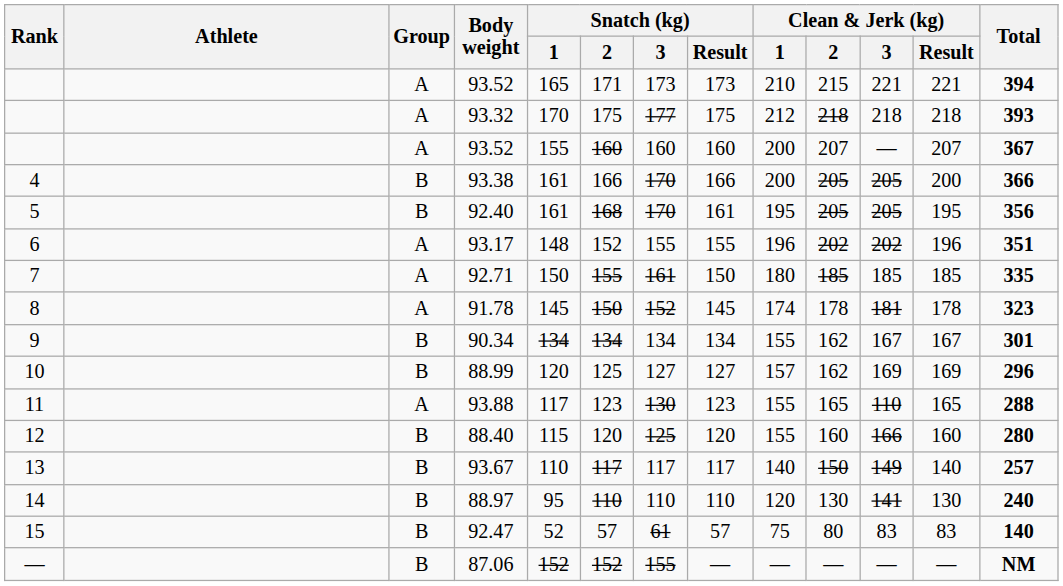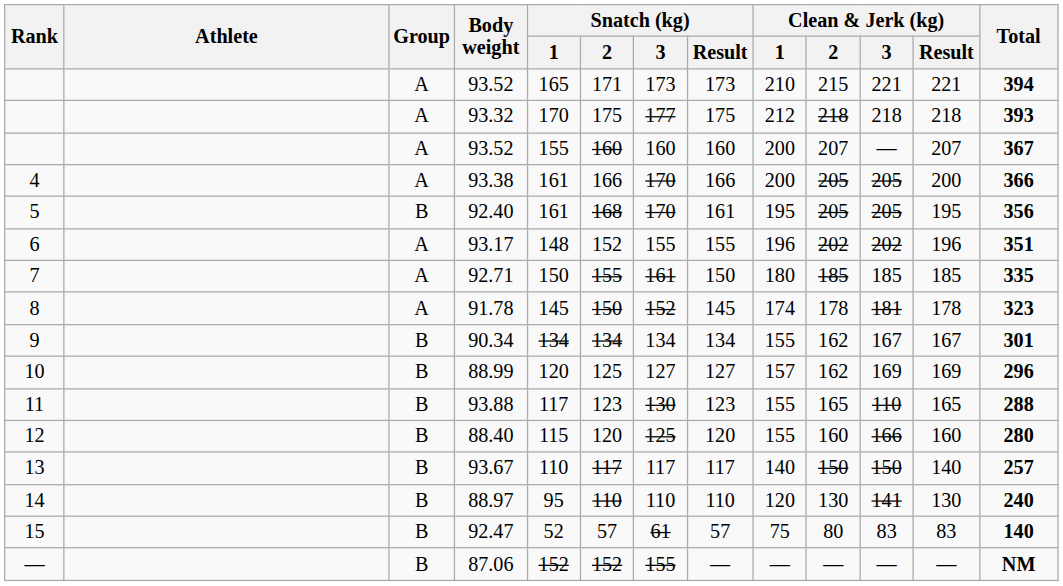(422, 180) B -> (422, 180) A
(422, 404) A -> (422, 404) B
(887, 468) 149 -> (887, 468) 150
